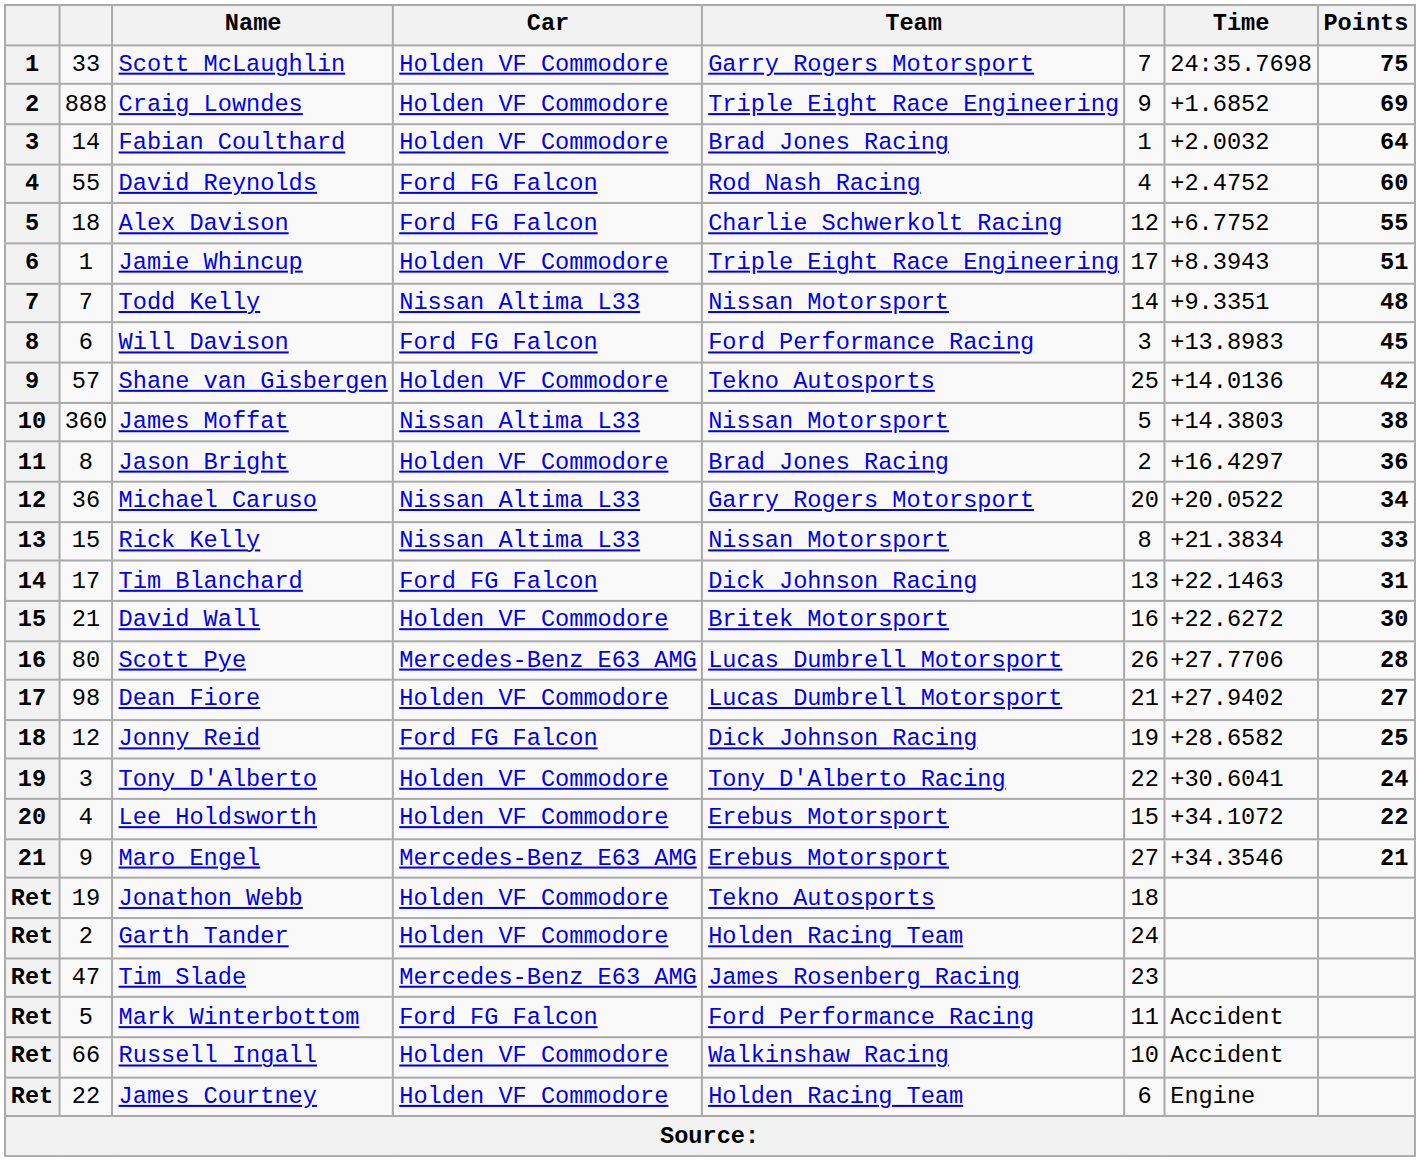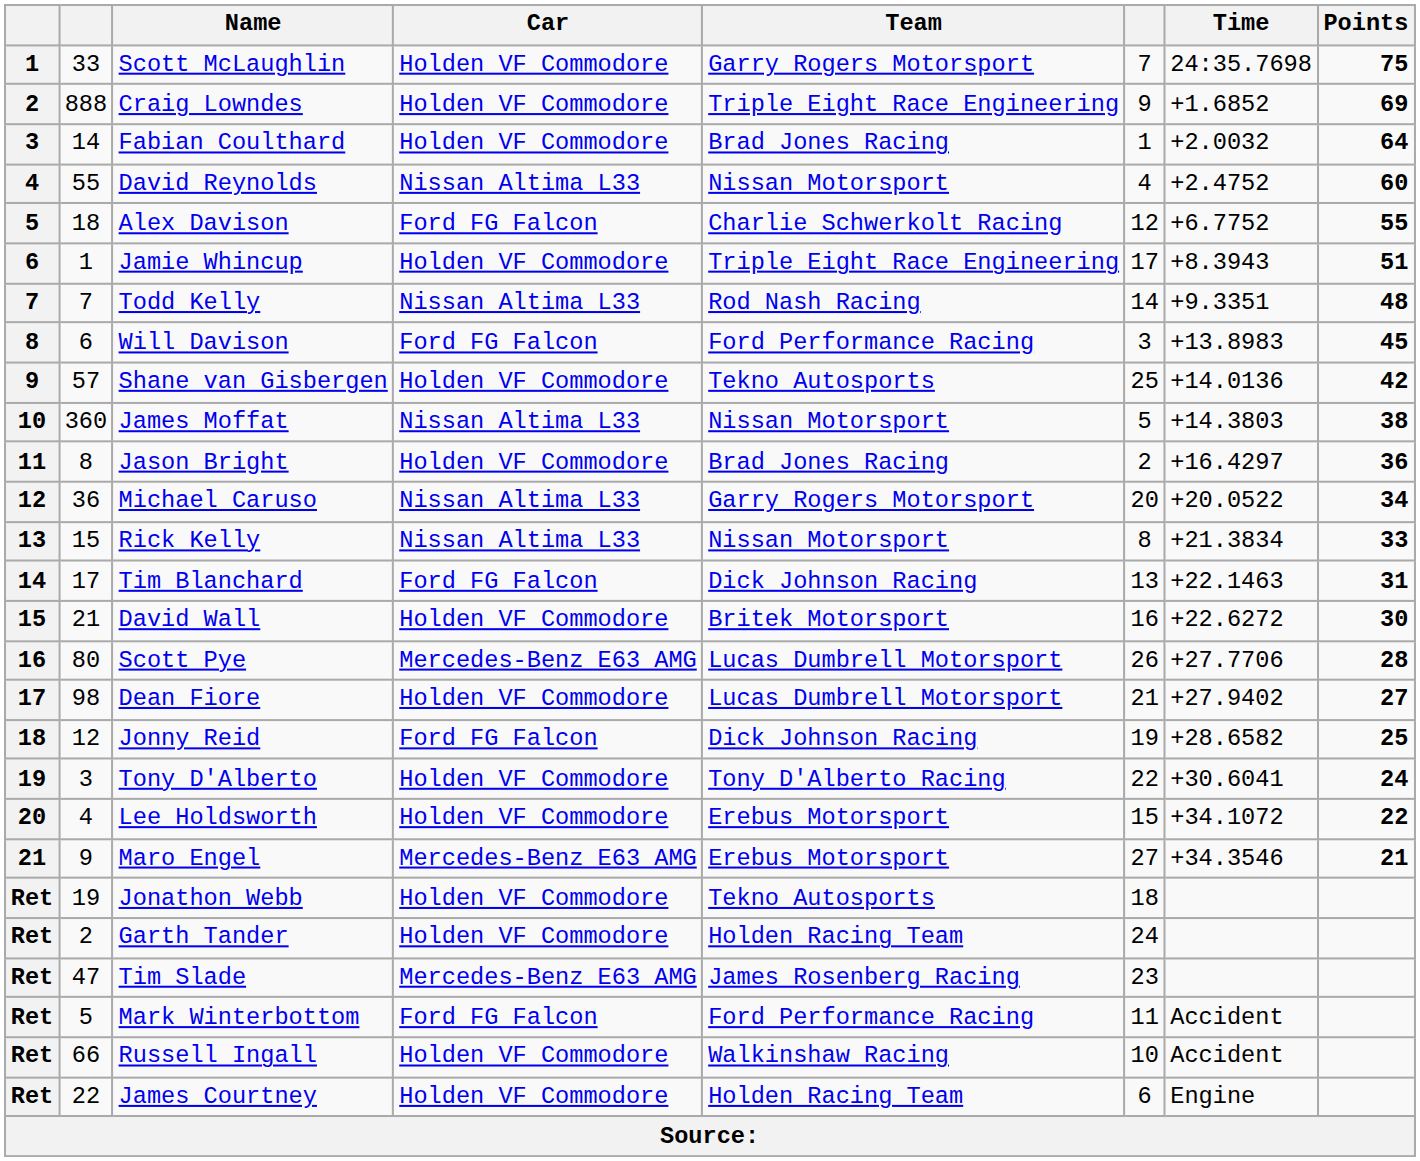(498, 183) Ford FG Falcon -> (520, 183) Nissan Altima L33
(814, 183) Rod Nash Racing -> (829, 183) Nissan Motorsport
(829, 302) Nissan Motorsport -> (814, 302) Rod Nash Racing
